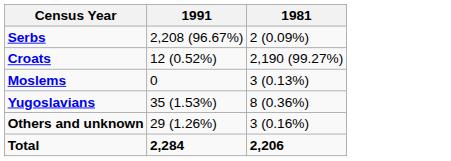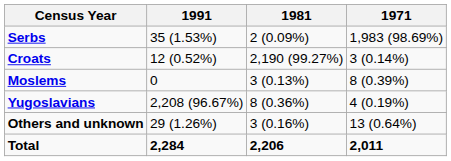+ column: (396, 15)
(197, 37) 2,208 (96.67%) -> (183, 37) 35 (1.53%)
(183, 102) 35 (1.53%) -> (197, 102) 2,208 (96.67%)
